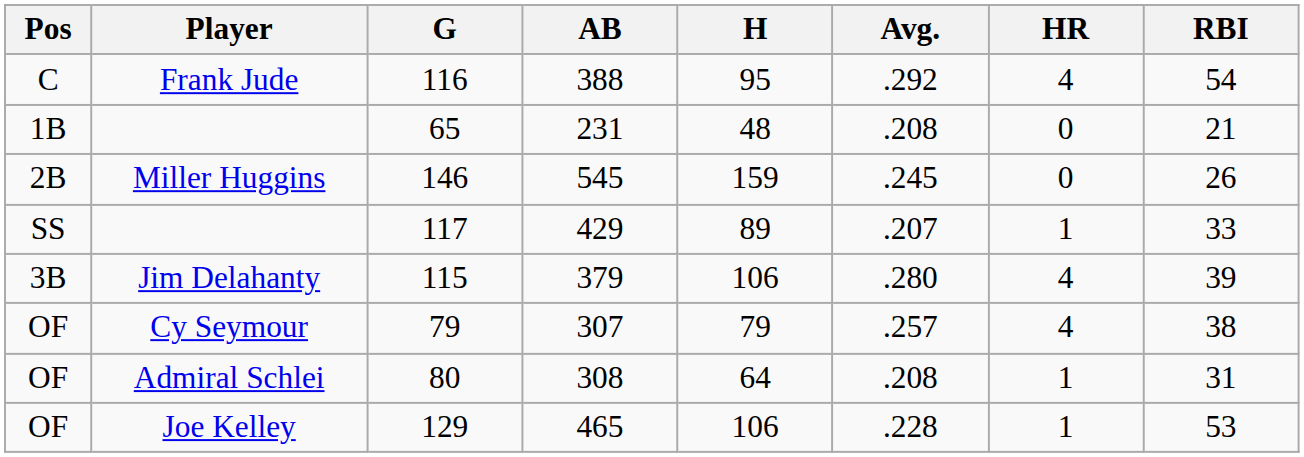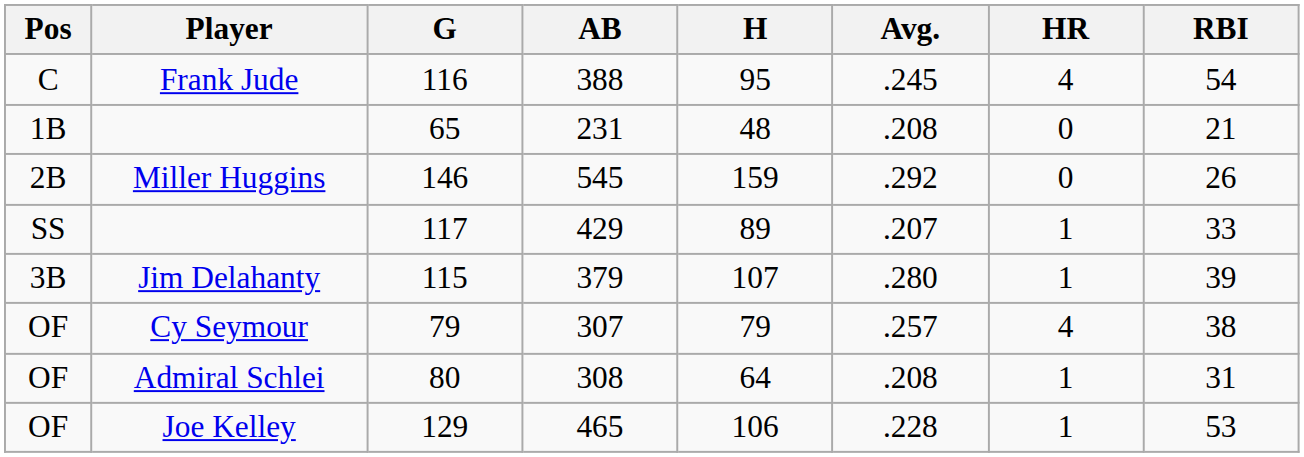(910, 79) .292 -> (910, 79) .245
(910, 178) .245 -> (910, 178) .292
(755, 278) 106 -> (755, 278) 107
(1066, 278) 4 -> (1066, 278) 1
